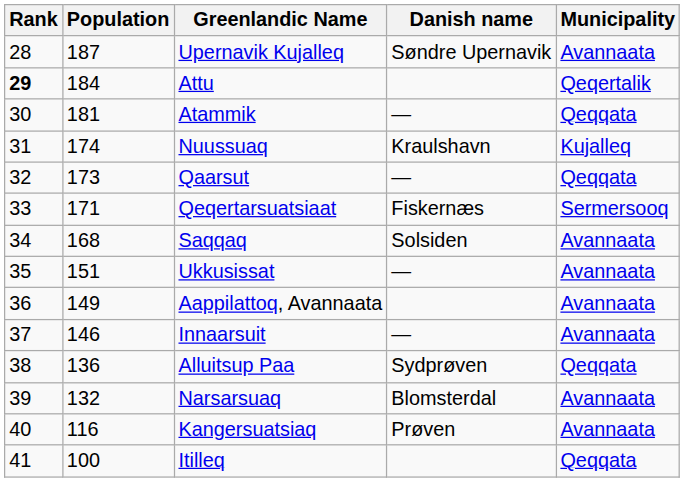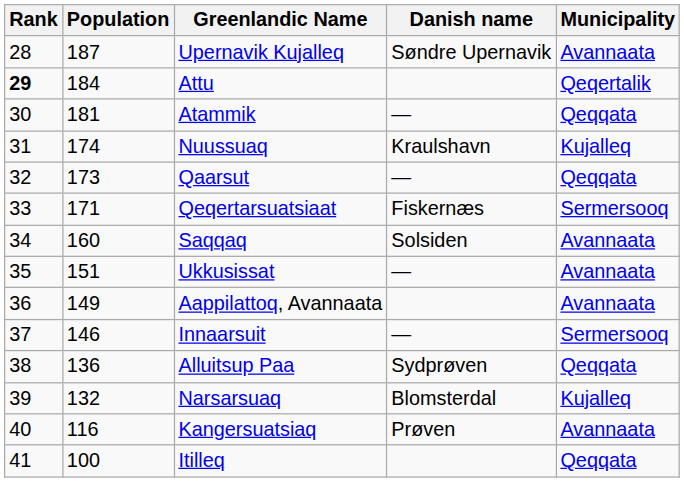(83, 240) 168 -> (83, 240) 160
(608, 334) Avannaata -> (614, 334) Sermersooq
(608, 397) Avannaata -> (596, 397) Kujalleq
